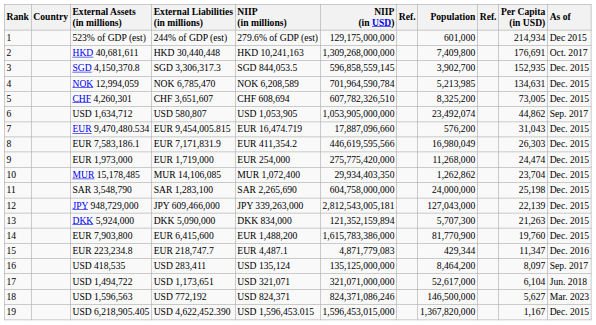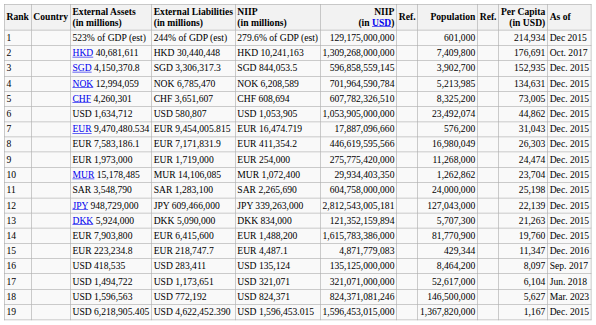(569, 114) Sep. 2017 -> (569, 114) Dec. 2015
(362, 296) 824,371,086,246 -> (362, 296) 824,371,081,246
